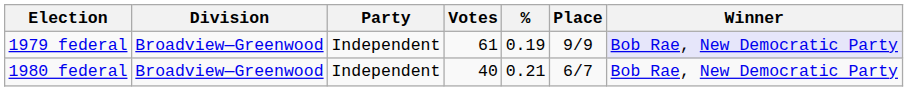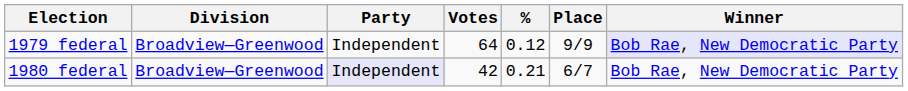(488, 45) 61 -> (488, 45) 64
(526, 45) 0.19 -> (526, 45) 0.12
(386, 72) no background -> (386, 72) lavender background
(488, 72) 40 -> (488, 72) 42
